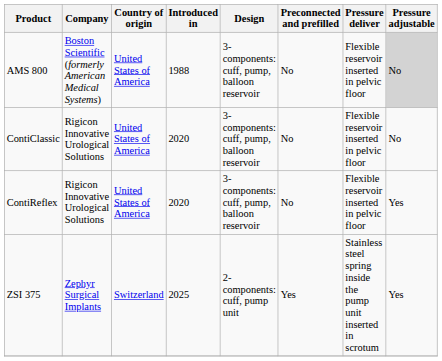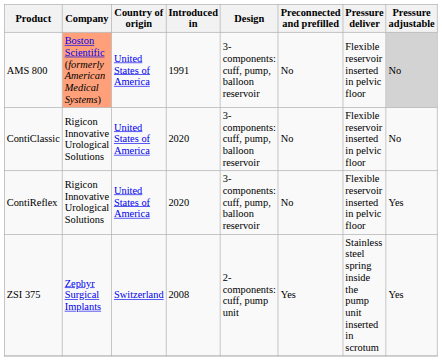(85, 70) no background -> (85, 70) lightsalmon background
(179, 70) 1988 -> (179, 70) 1991
(179, 295) 2025 -> (179, 295) 2008
